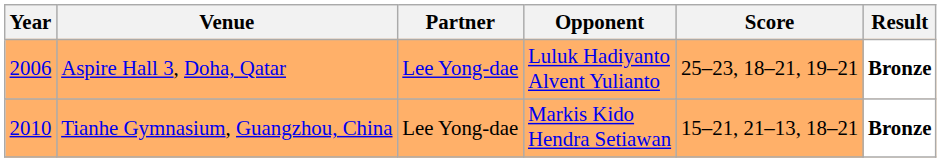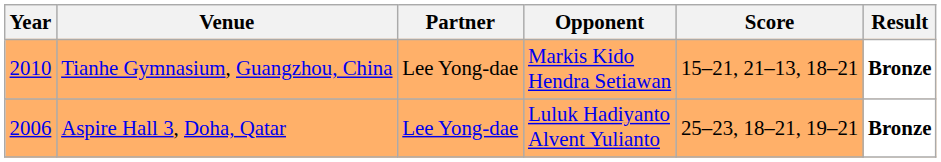rows swapped: (174, 68) <-> (227, 127)
